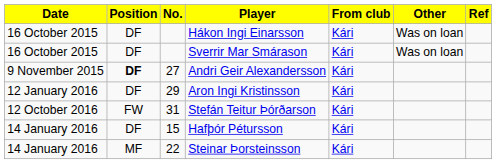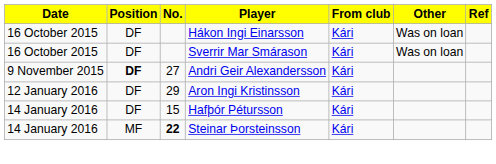- row: (252, 110)
(173, 149) normal -> (173, 129) bold
